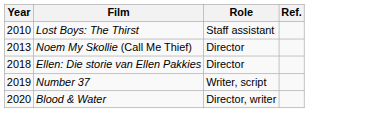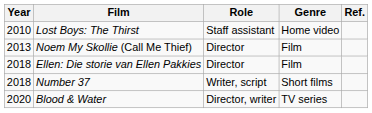+ column: (310, 13)
(19, 82) 2019 -> (19, 82) 2018
